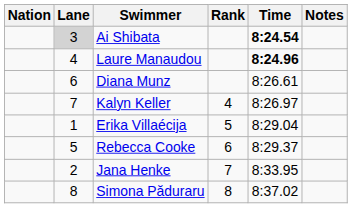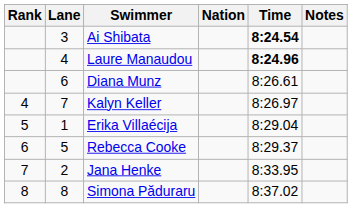columns swapped: (228, 15) <-> (29, 15)
(74, 37) lightgrey background -> (64, 37) no background
